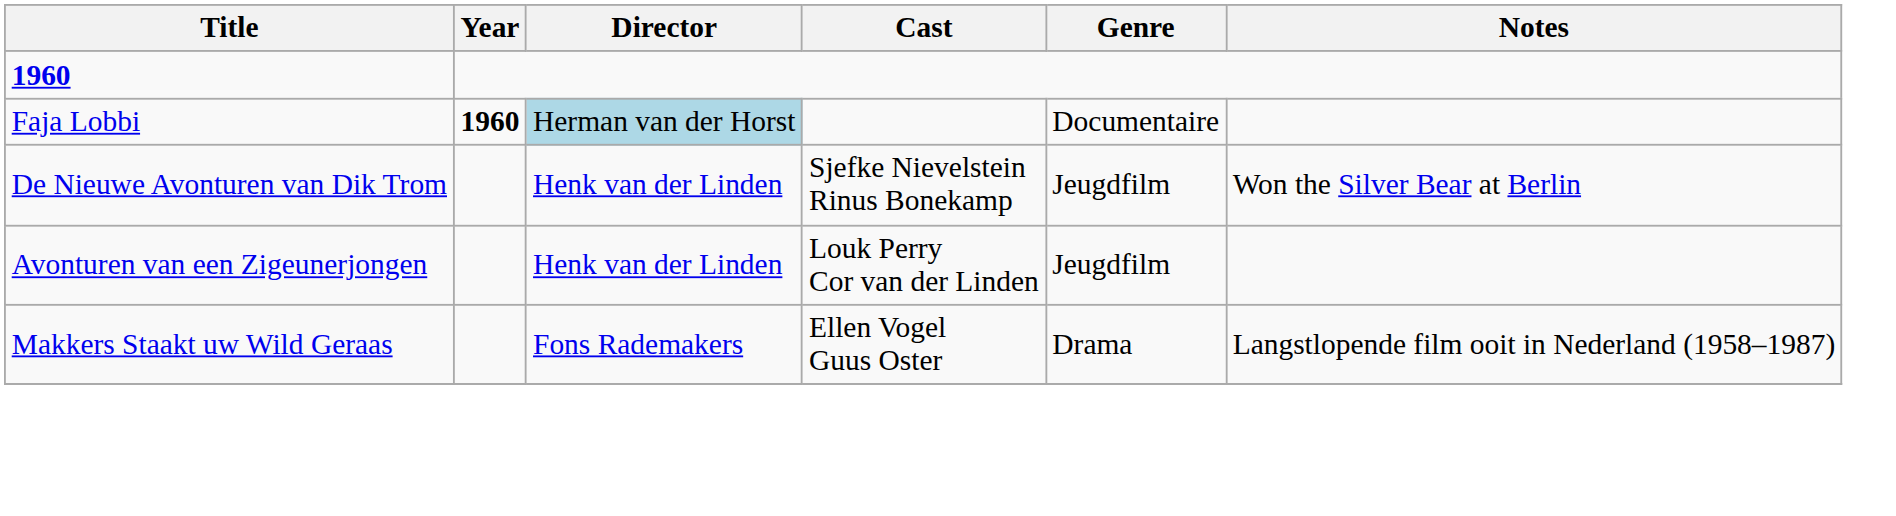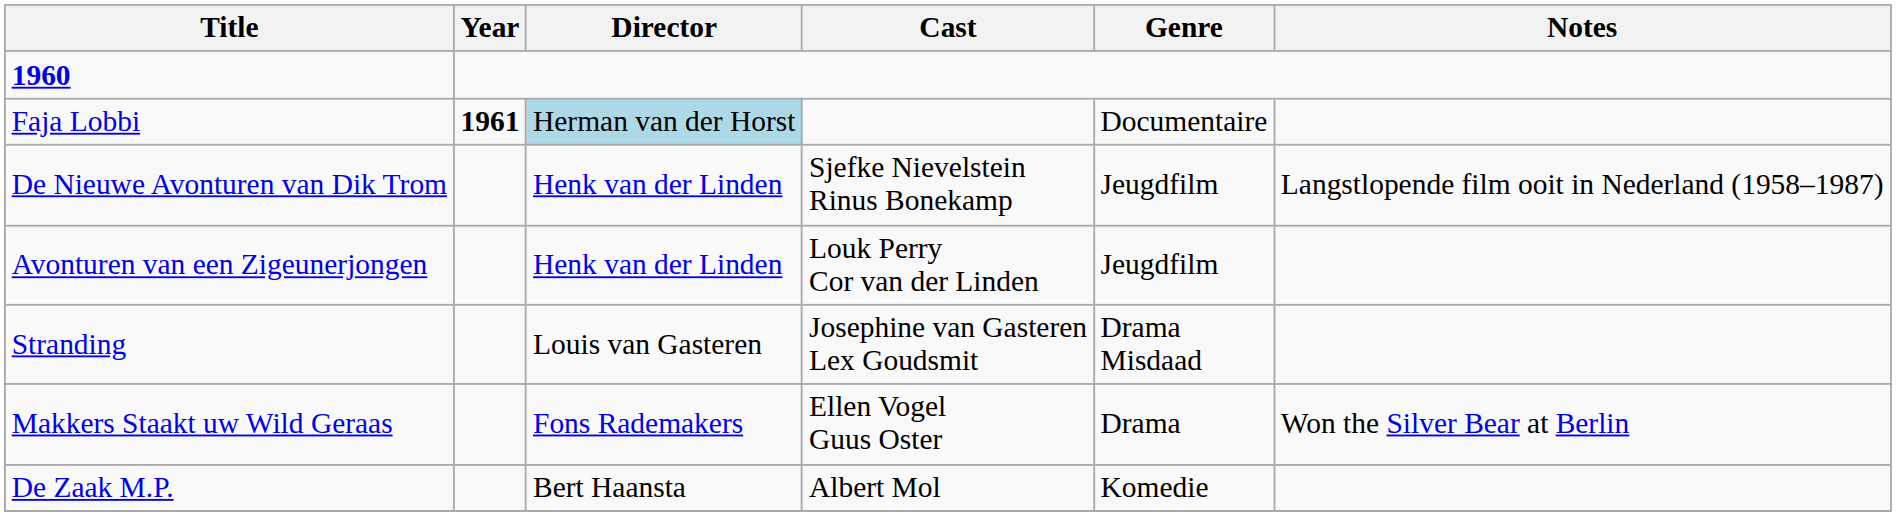(490, 121) 1960 -> (490, 121) 1961
(1407, 184) Won the Silver Bear at Berlin -> (1582, 184) Langstlopende film ooit in Nederland (1958–1987)
+ row: (69, 344)
(1534, 344) Langstlopende film ooit in Nederland (1958–1987) -> (1455, 423) Won the Silver Bear at Berlin
+ row: (93, 487)
